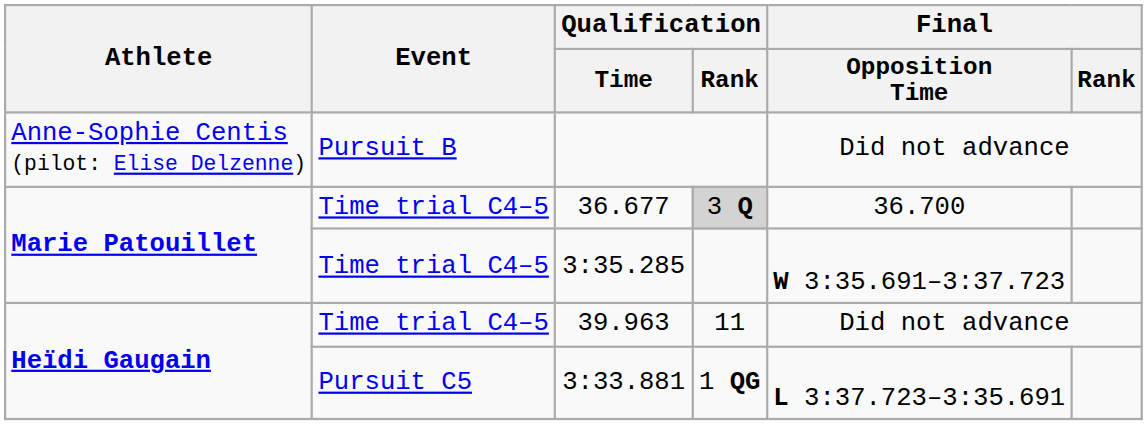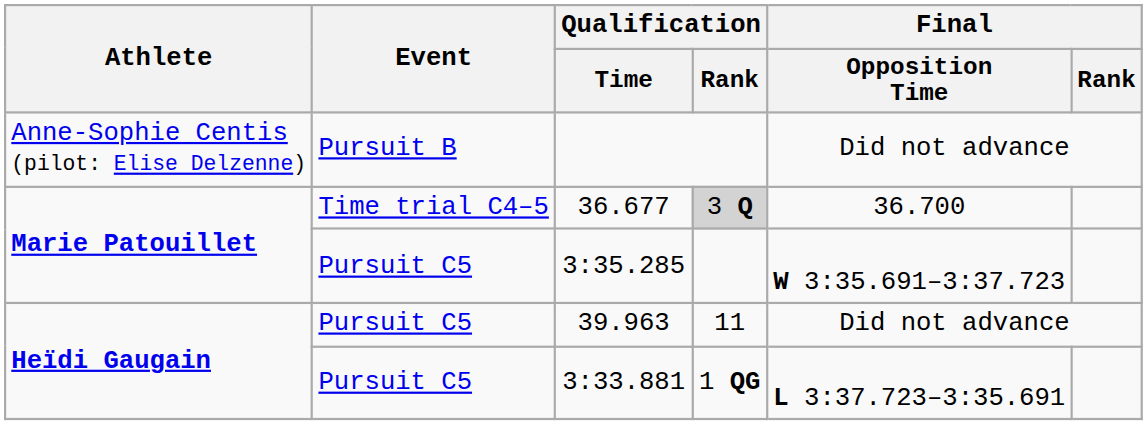(434, 266) Time trial C4–5 -> (395, 266) Pursuit C5
(434, 324) Time trial C4–5 -> (395, 324) Pursuit C5
